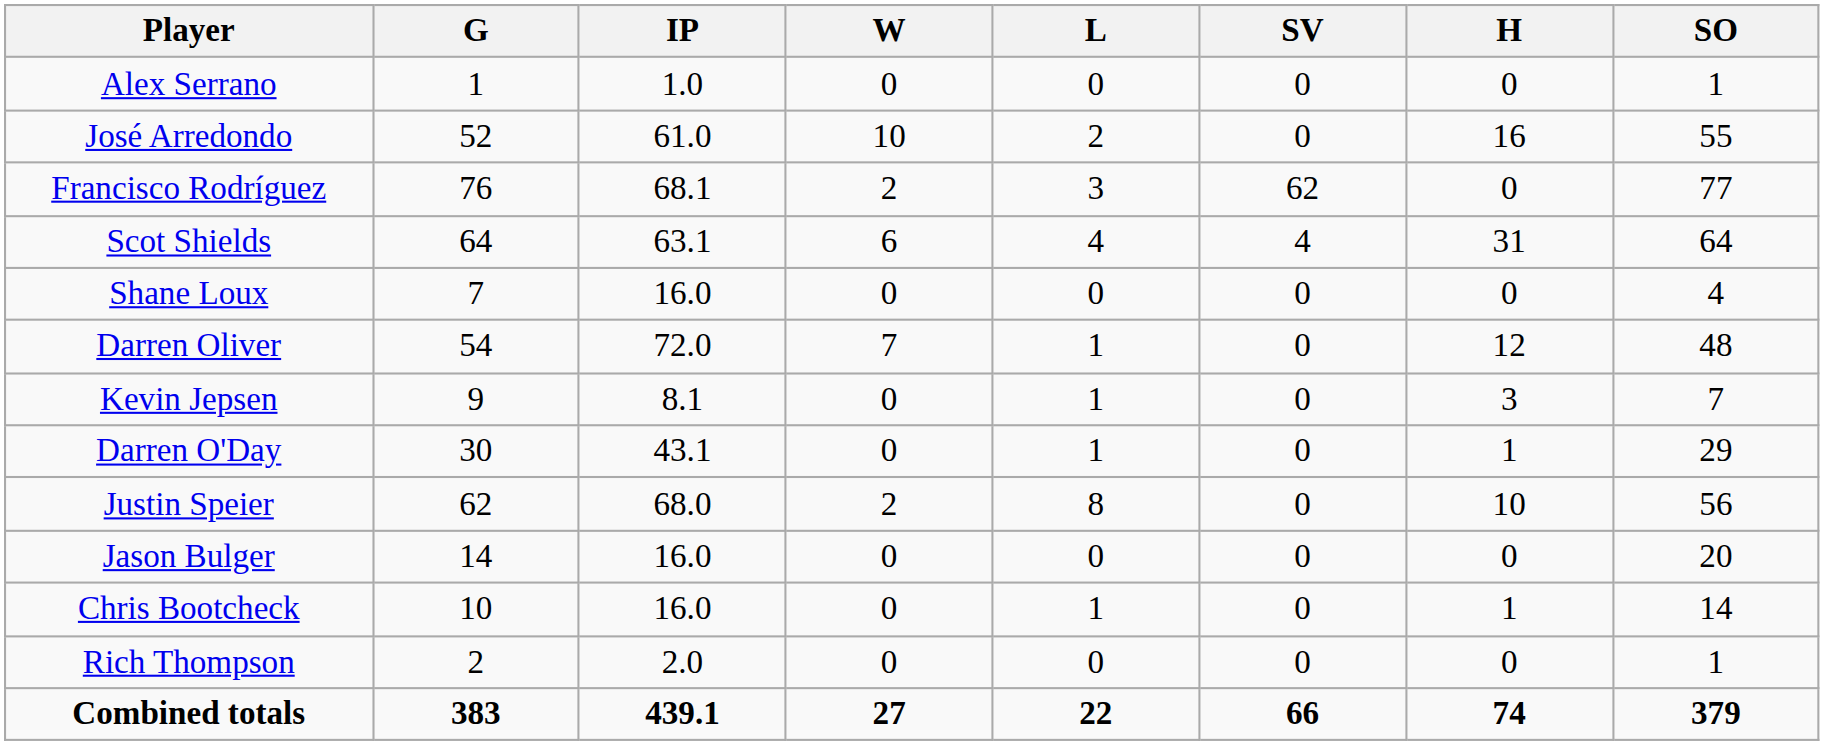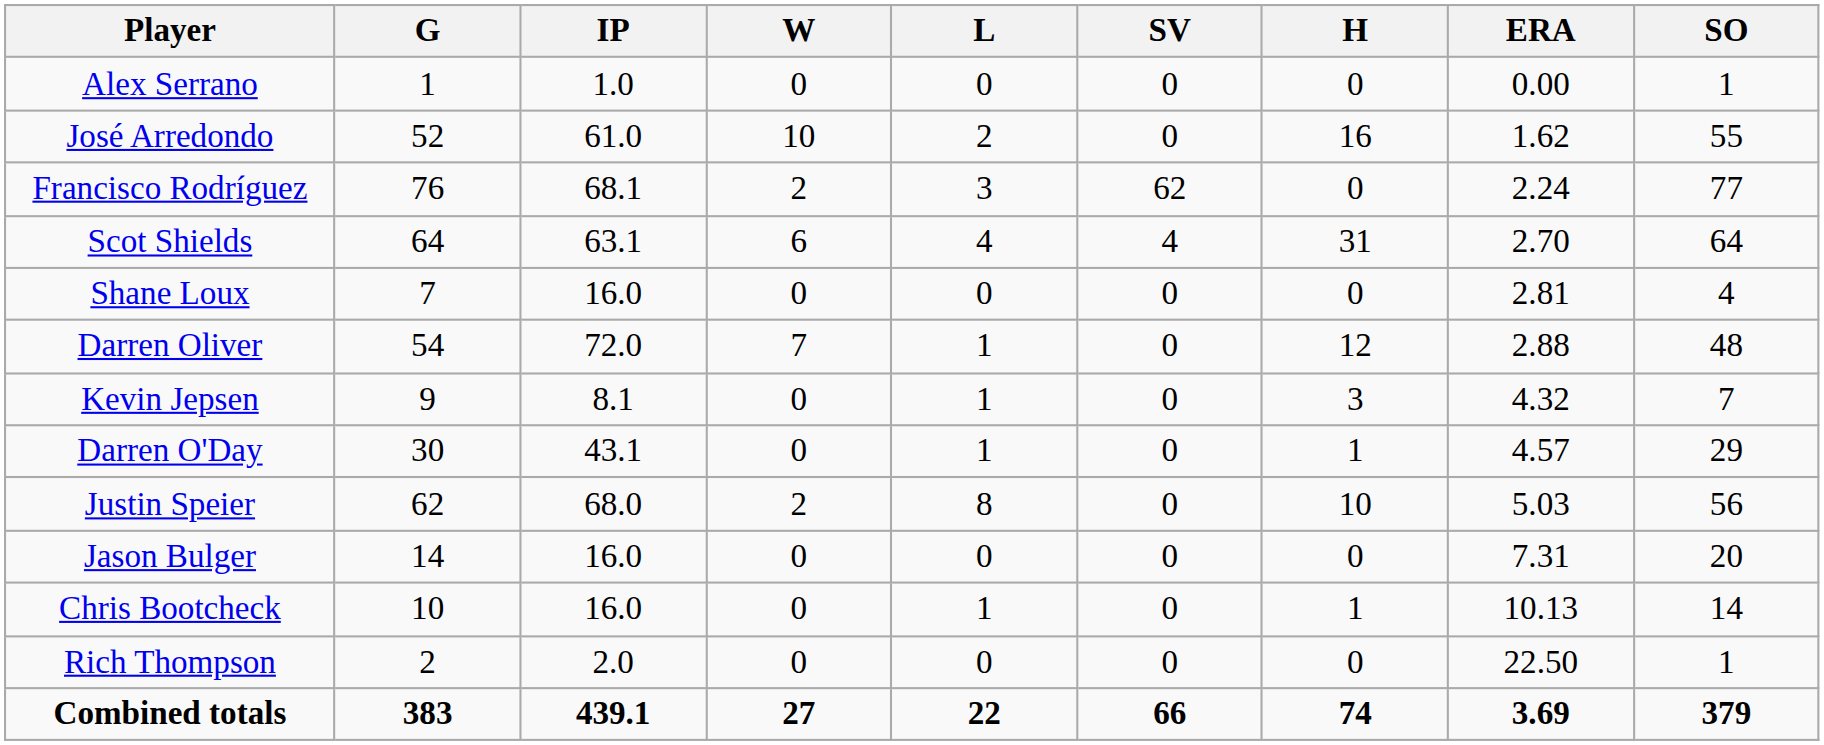+ column: (1541, 30)
